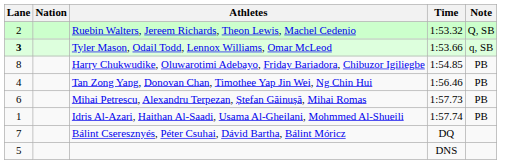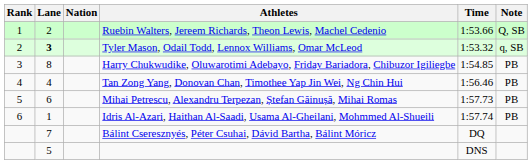+ column: (20, 13)
(446, 30) 1:53.32 -> (477, 30) 1:53.66
(446, 47) 1:53.66 -> (477, 47) 1:53.32
